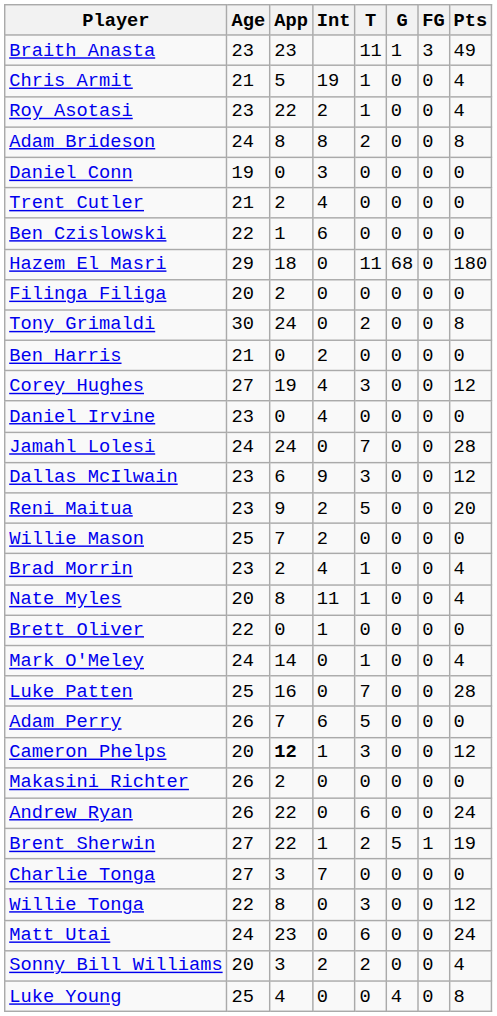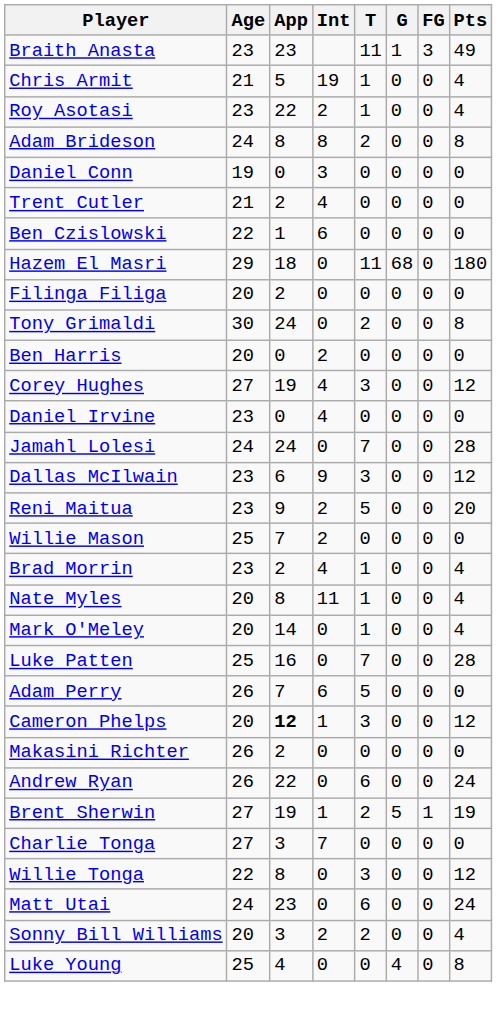(243, 356) 21 -> (243, 356) 20
- row: (77, 630)
(243, 661) 24 -> (243, 630) 20
(285, 844) 22 -> (285, 813) 19
